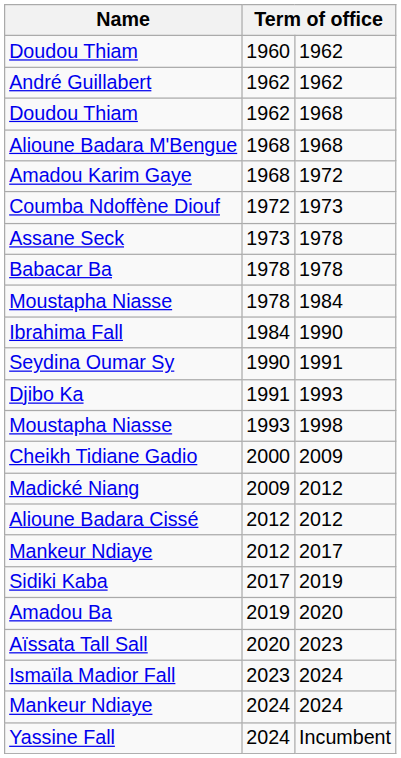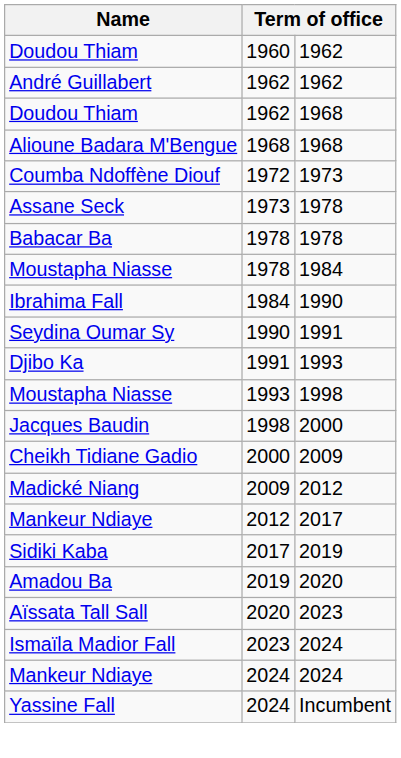- row: (100, 176)
+ row: (79, 425)
- row: (104, 519)
